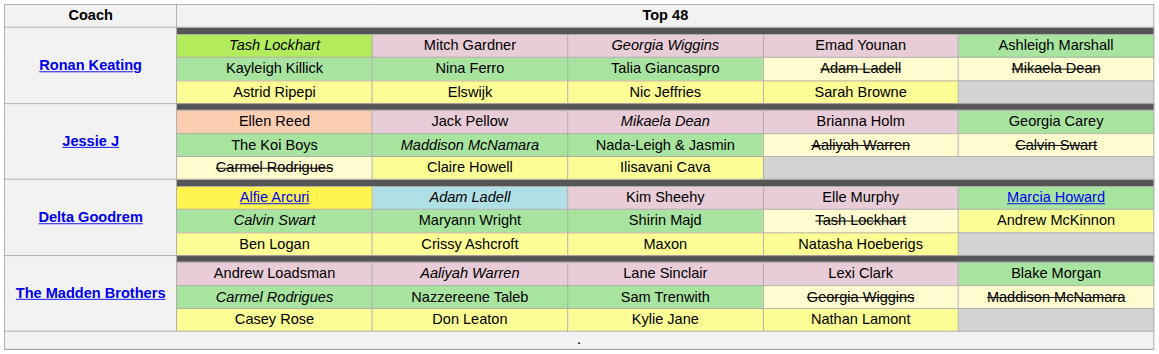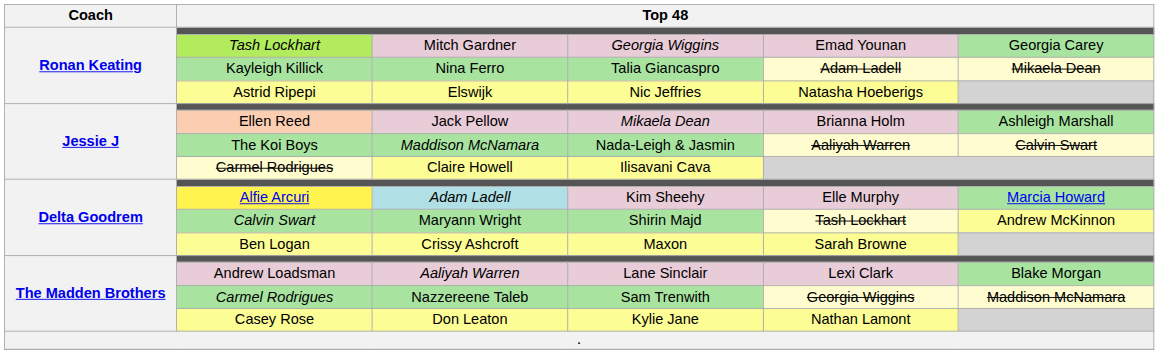(1056, 45) Ashleigh Marshall -> (1056, 45) Georgia Carey
(861, 92) Sarah Browne -> (861, 92) Natasha Hoeberigs
(1056, 121) Georgia Carey -> (1056, 121) Ashleigh Marshall
(861, 244) Natasha Hoeberigs -> (861, 244) Sarah Browne
